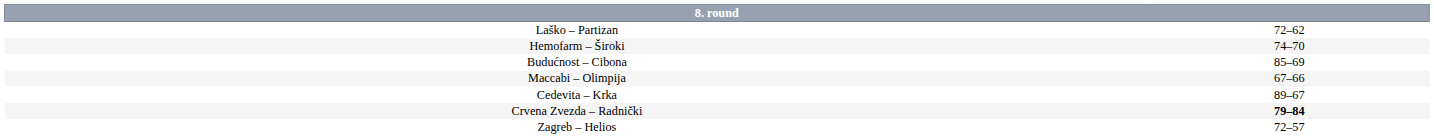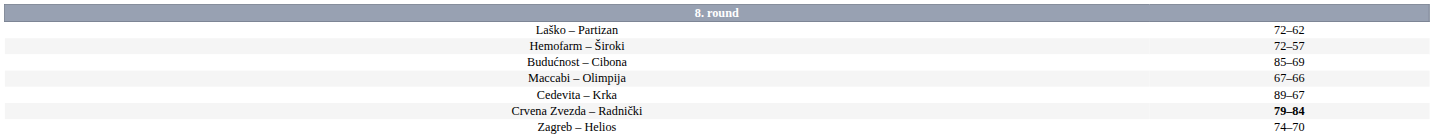(1289, 46) 74–70 -> (1289, 46) 72–57
(1289, 127) 72–57 -> (1289, 127) 74–70
